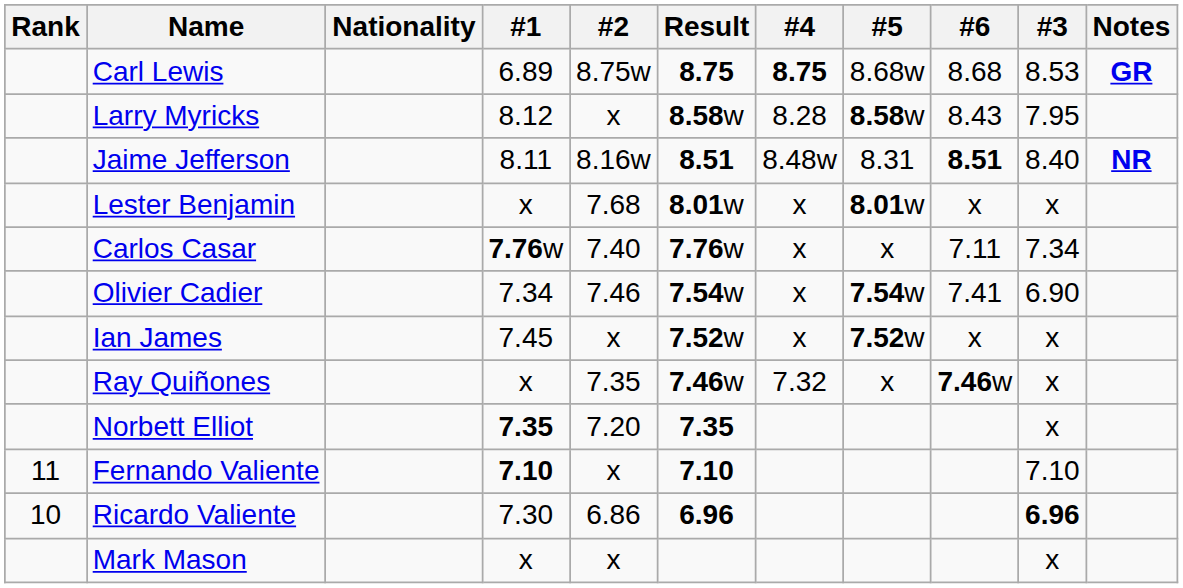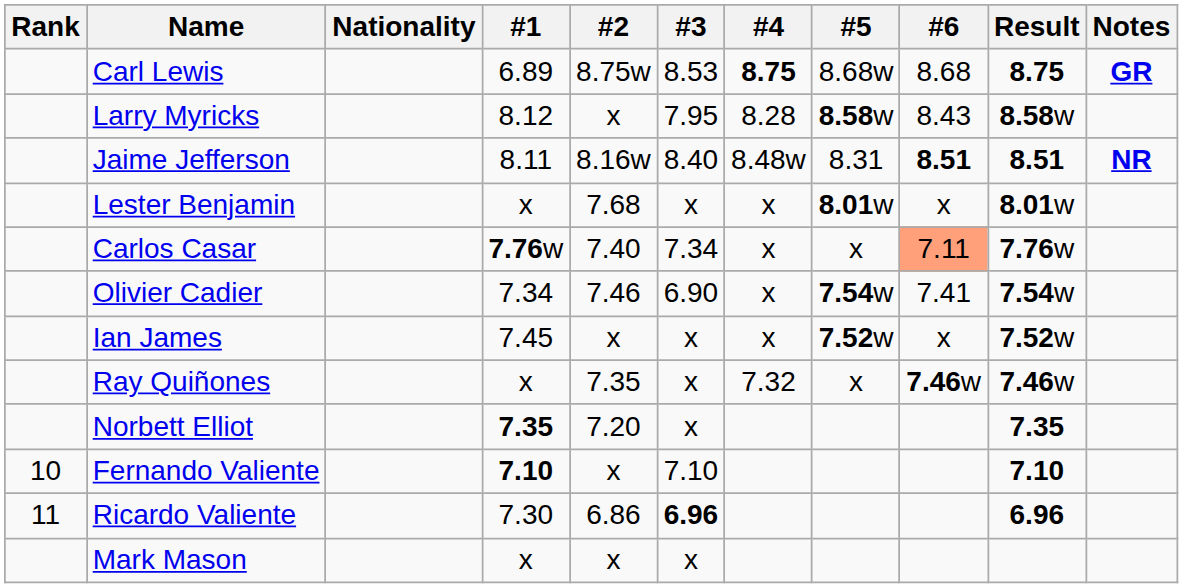columns swapped: (1052, 26) <-> (706, 26)
(975, 248) no background -> (944, 248) lightsalmon background
(46, 470) 11 -> (46, 470) 10
(46, 515) 10 -> (46, 515) 11
